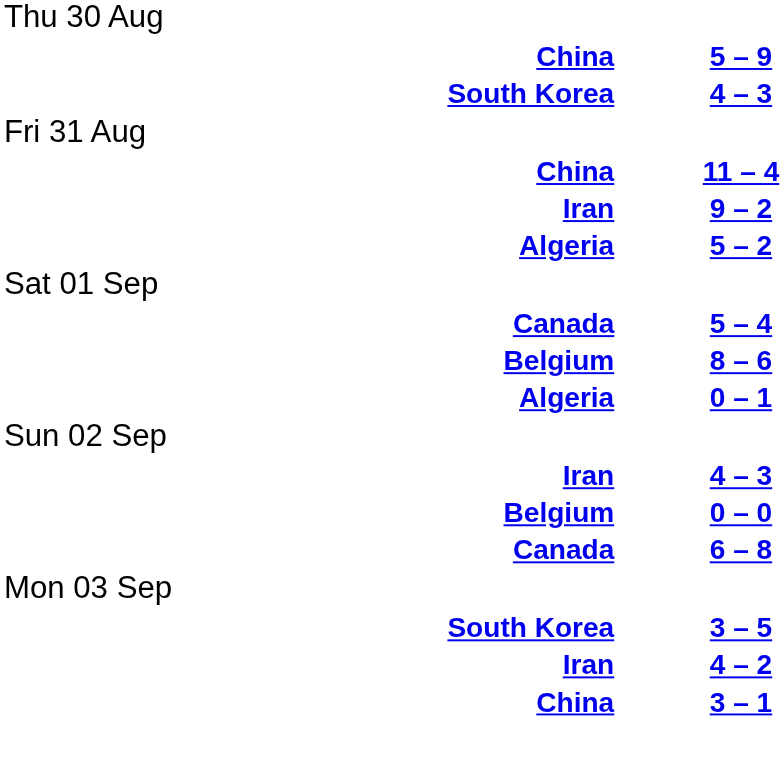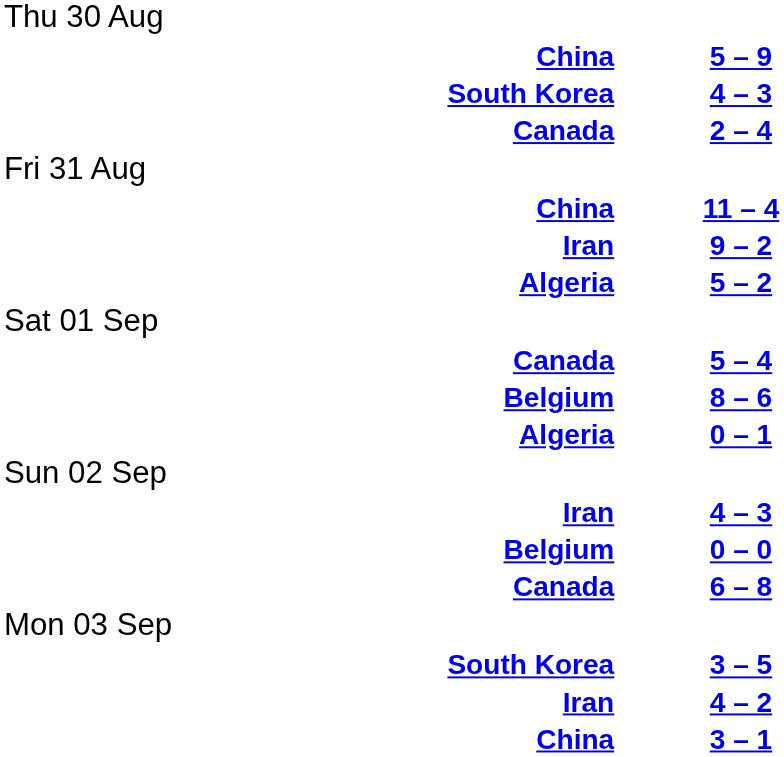+ row: (564, 130)
